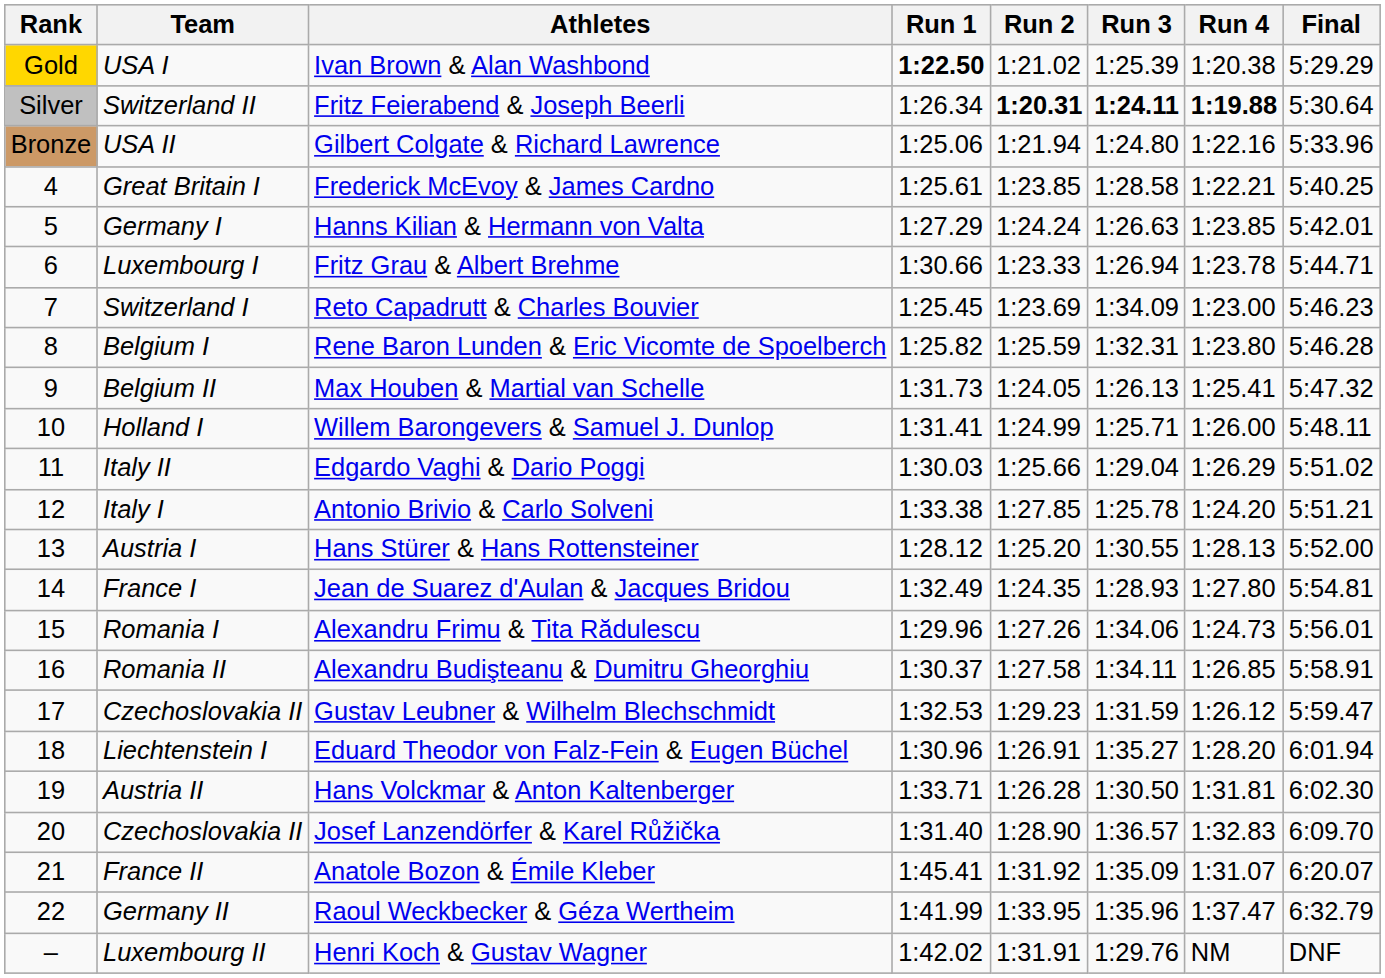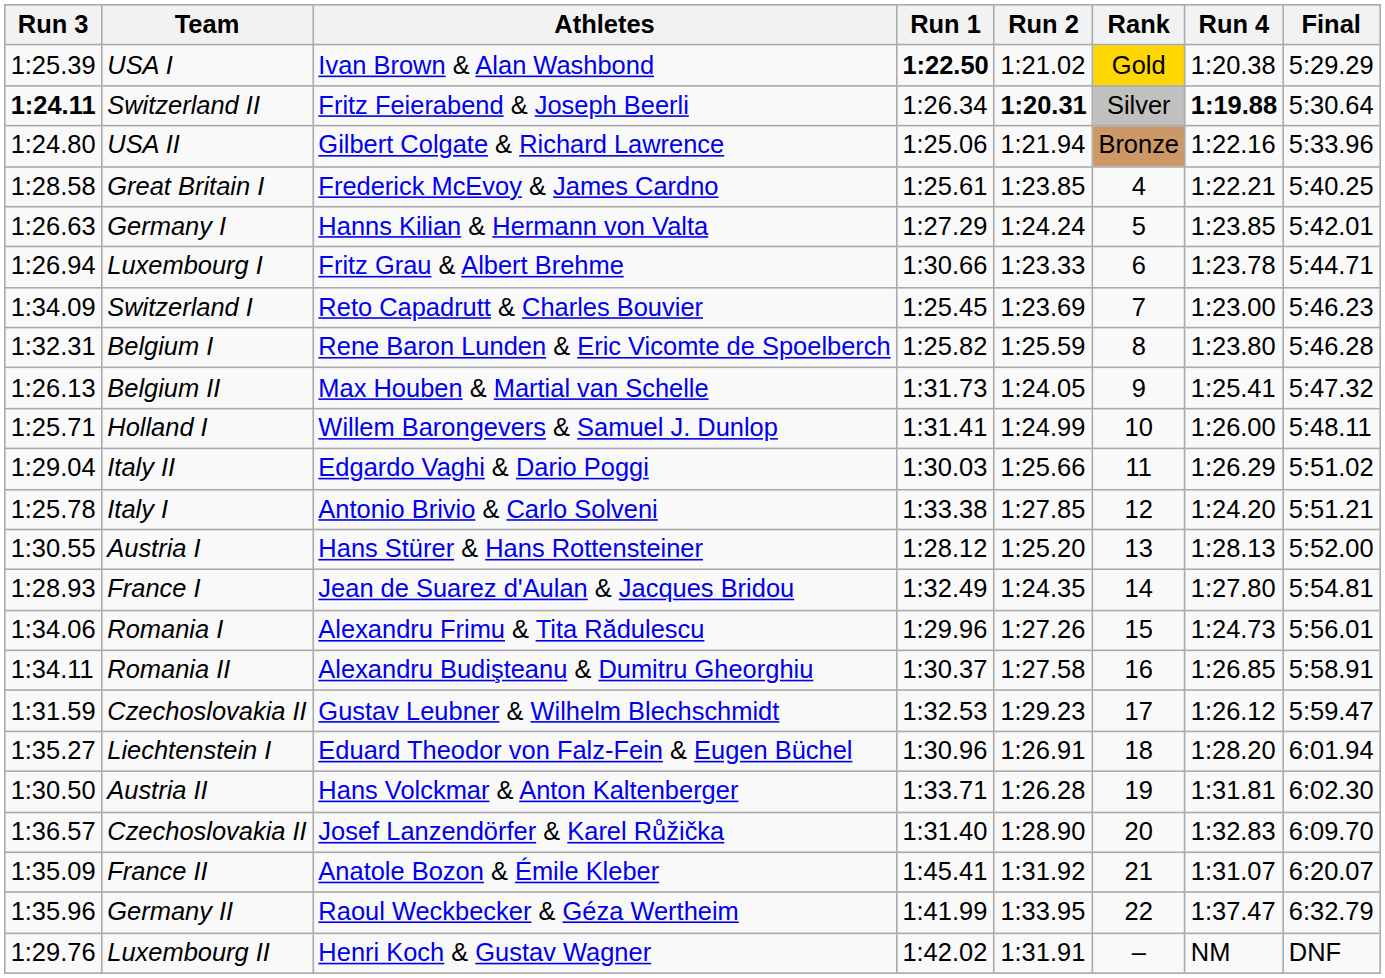columns swapped: (51, 24) <-> (1137, 24)
